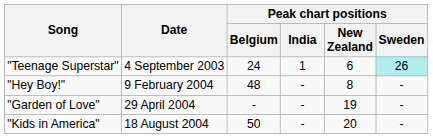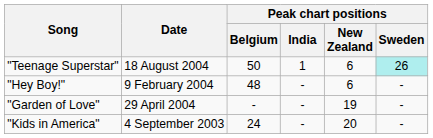(174, 66) 4 September 2003 -> (166, 66) 18 August 2004
(254, 66) 24 -> (254, 66) 50
(350, 85) 8 -> (350, 85) 6
(166, 124) 18 August 2004 -> (174, 124) 4 September 2003
(254, 124) 50 -> (254, 124) 24
